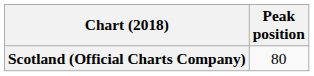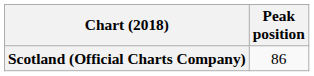(279, 58) 80 -> (279, 58) 86
